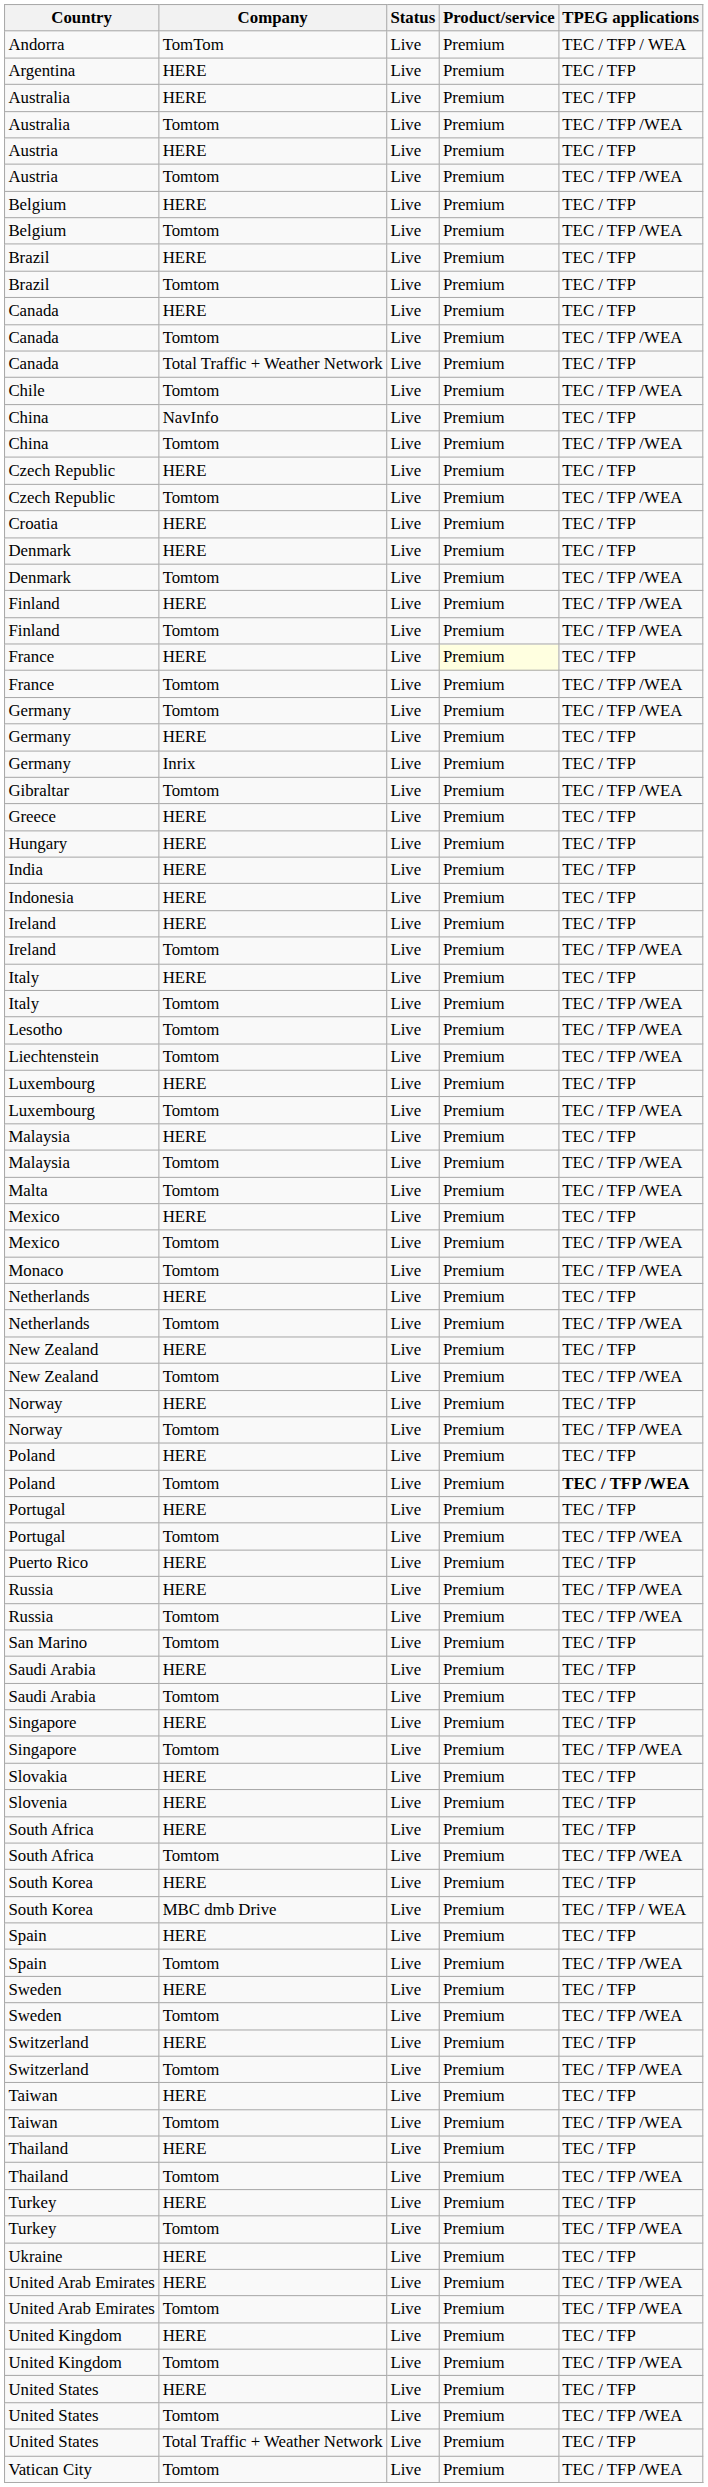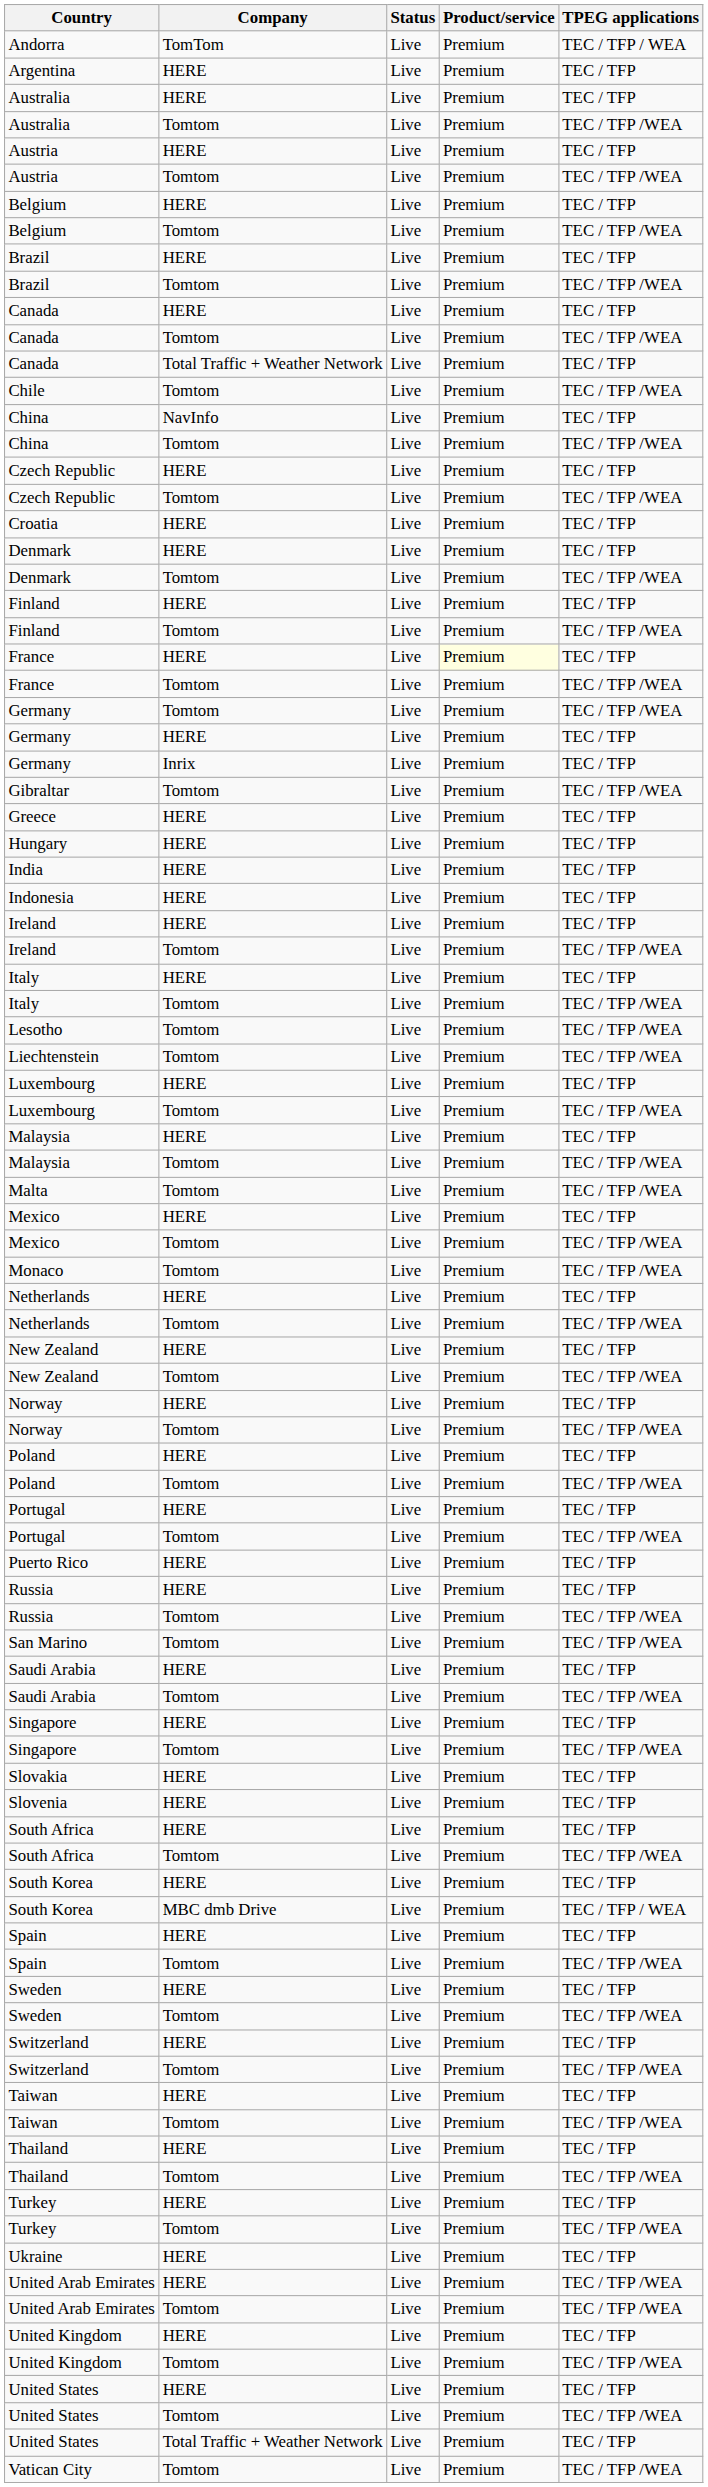(599, 284) TEC / TFP -> (622, 284) TEC / TFP /WEA
(622, 603) TEC / TFP /WEA -> (599, 603) TEC / TFP
(626, 1483) bold -> (622, 1483) normal
(622, 1589) TEC / TFP /WEA -> (599, 1589) TEC / TFP
(599, 1643) TEC / TFP -> (622, 1643) TEC / TFP /WEA
(599, 1696) TEC / TFP -> (622, 1696) TEC / TFP /WEA
